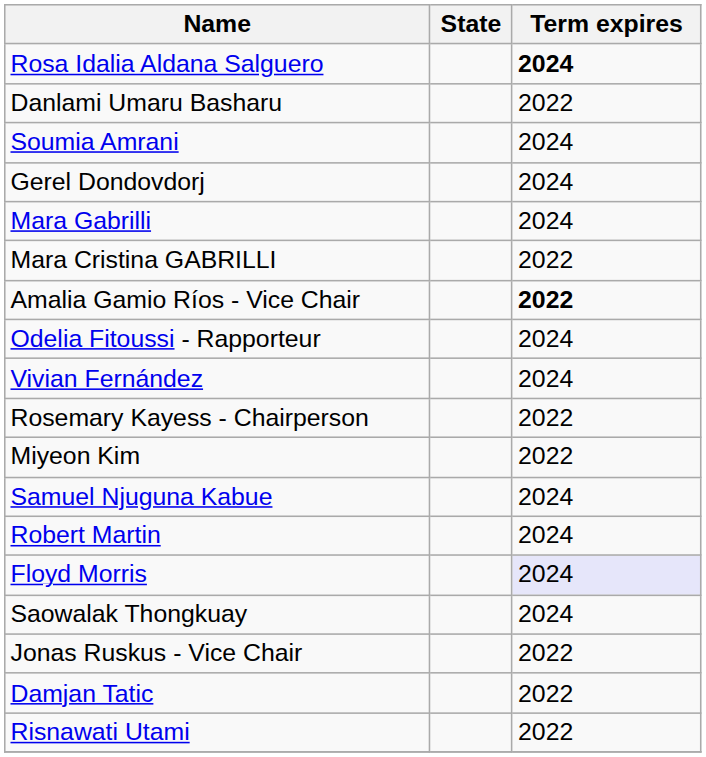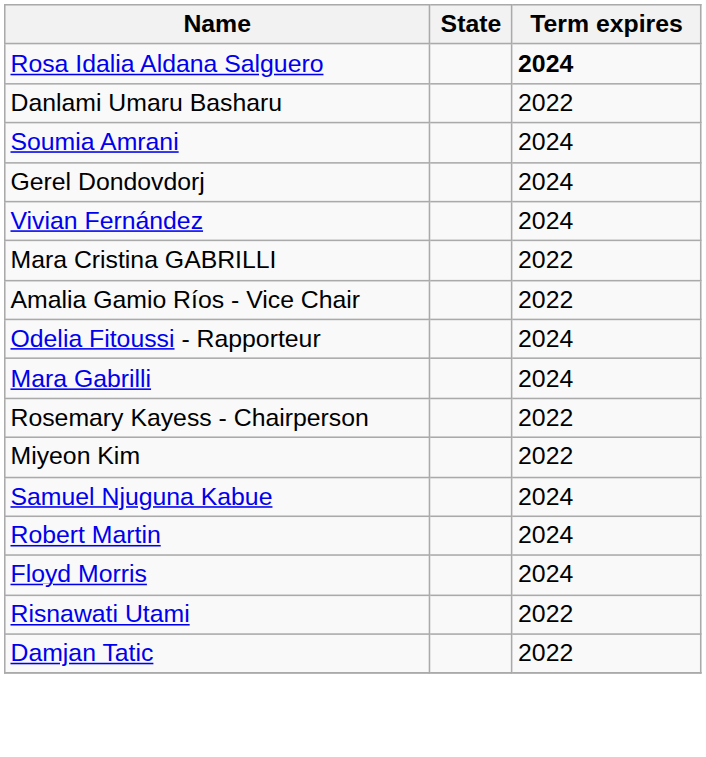rows swapped: (107, 378) <-> (81, 220)
(546, 299) bold -> (546, 299) normal
(546, 574) lavender background -> (546, 574) no background
- row: (129, 614)
- row: (156, 653)
rows swapped: (82, 692) <-> (100, 732)
